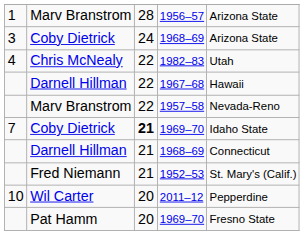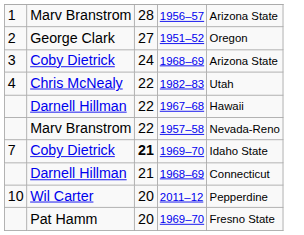+ row: (12, 38)
- row: (16, 174)
